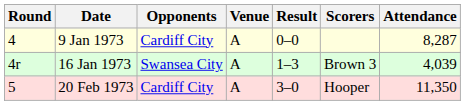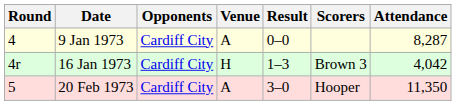(182, 64) Swansea City -> (177, 64) Cardiff City
(235, 64) A -> (226, 64) H
(440, 64) 4,039 -> (430, 64) 4,042
